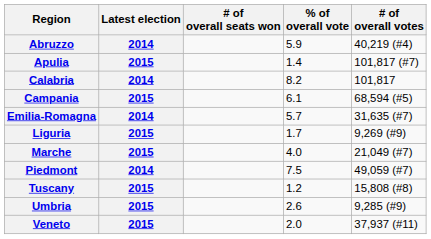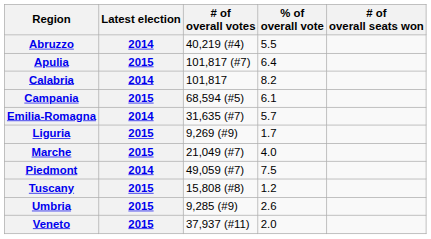columns swapped: (389, 19) <-> (233, 19)
(294, 44) 5.9 -> (269, 44) 5.5
(294, 62) 1.4 -> (269, 62) 6.4
